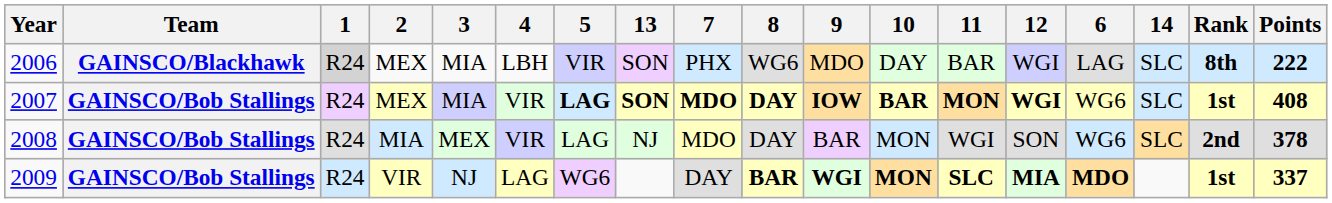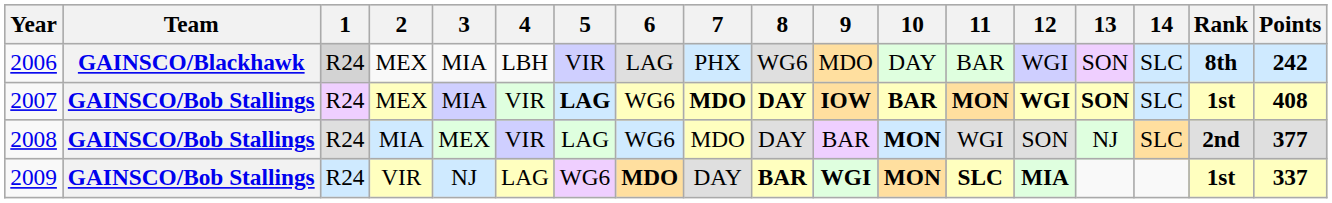columns swapped: (1101, 24) <-> (645, 24)
(1290, 62) 222 -> (1290, 62) 242
(903, 139) normal -> (912, 139) bold
(1290, 139) 378 -> (1290, 139) 377
